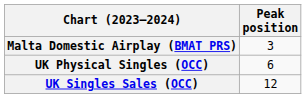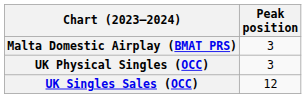(270, 65) 6 -> (270, 65) 3
